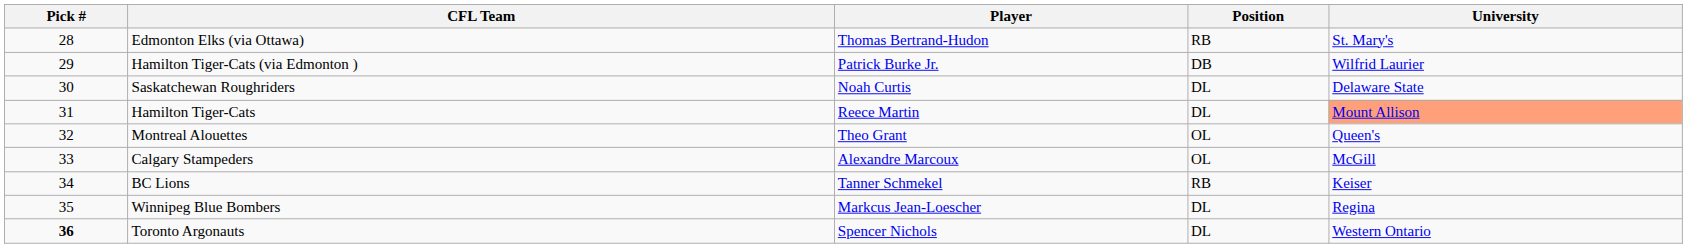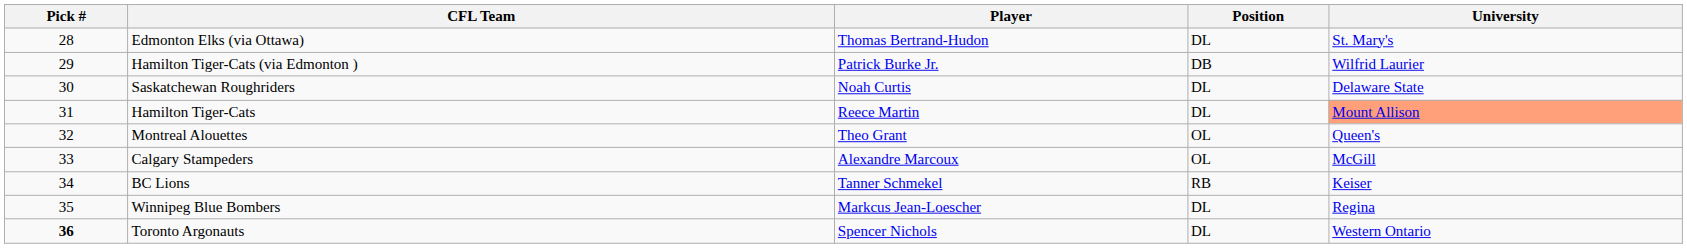(1201, 40) RB -> (1201, 40) DL
